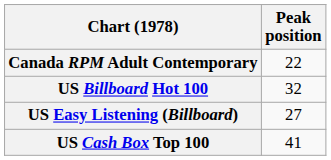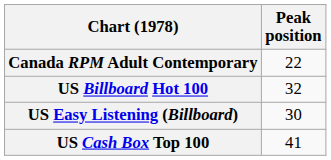(293, 115) 27 -> (293, 115) 30
